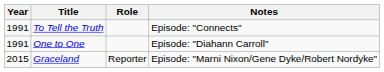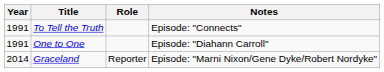(18, 59) 2015 -> (18, 59) 2014
